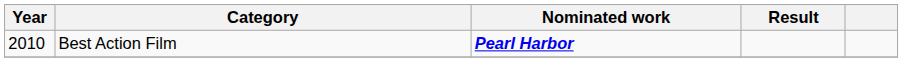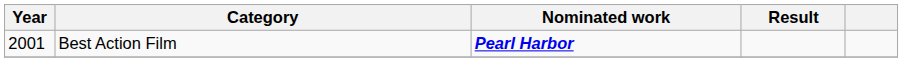(27, 43) 2010 -> (27, 43) 2001
